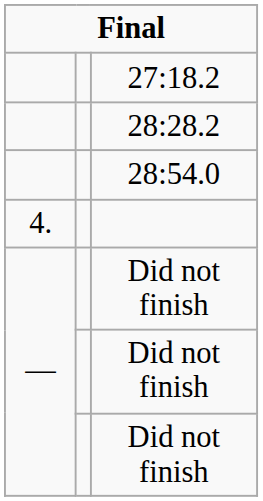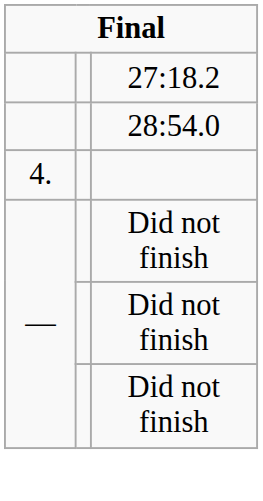- row: (41, 126)
